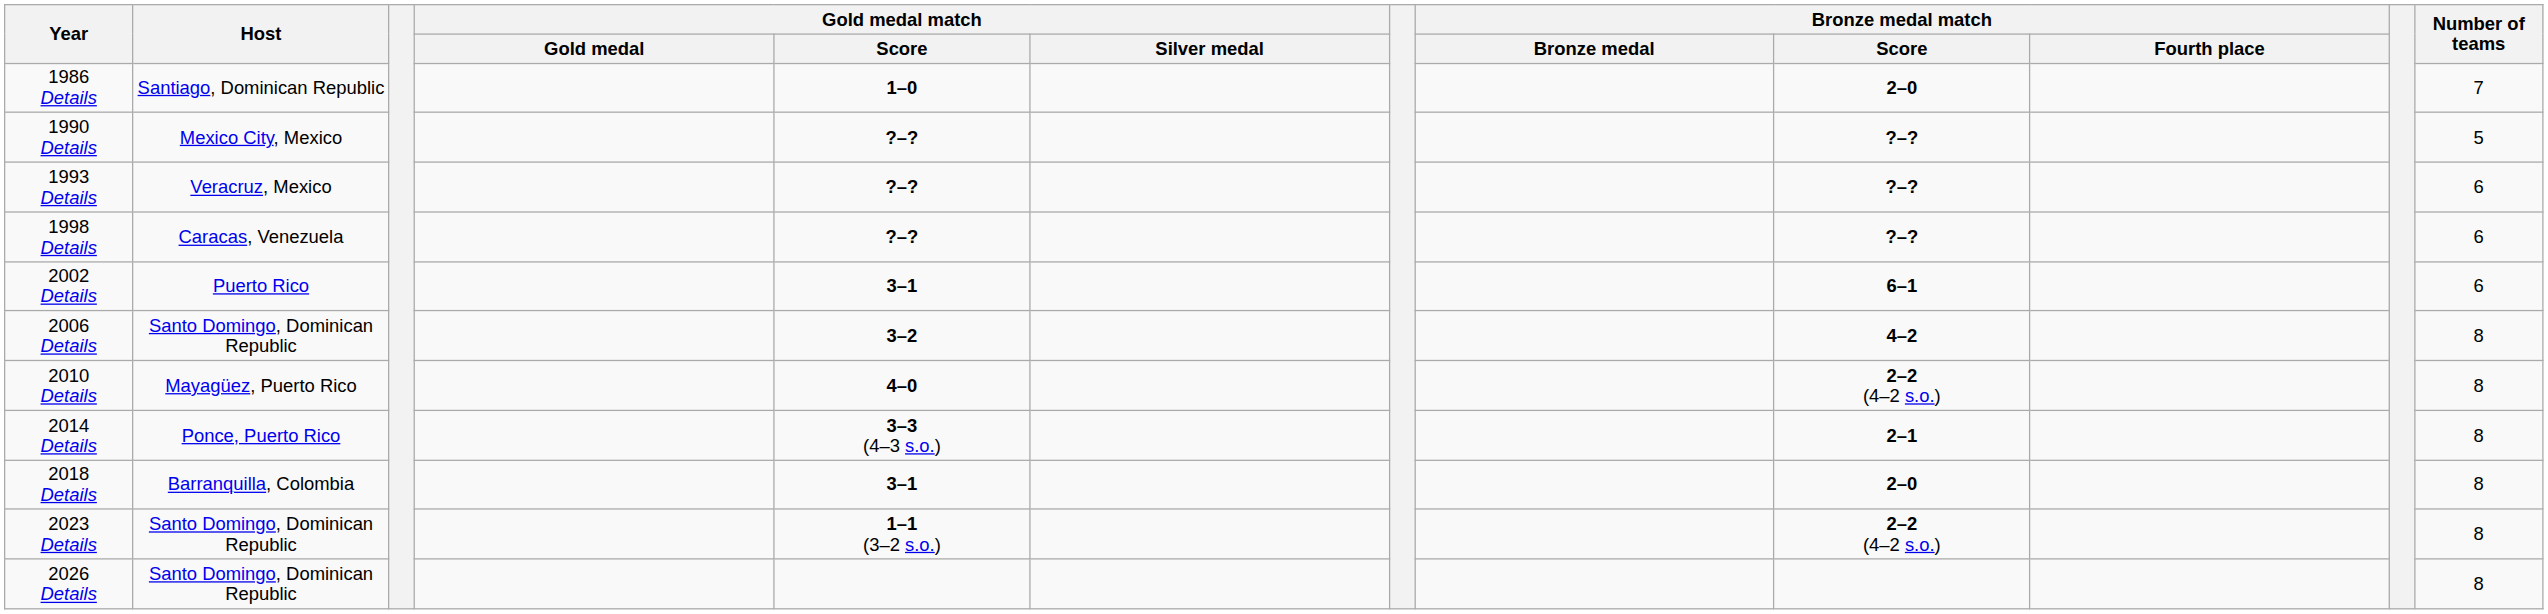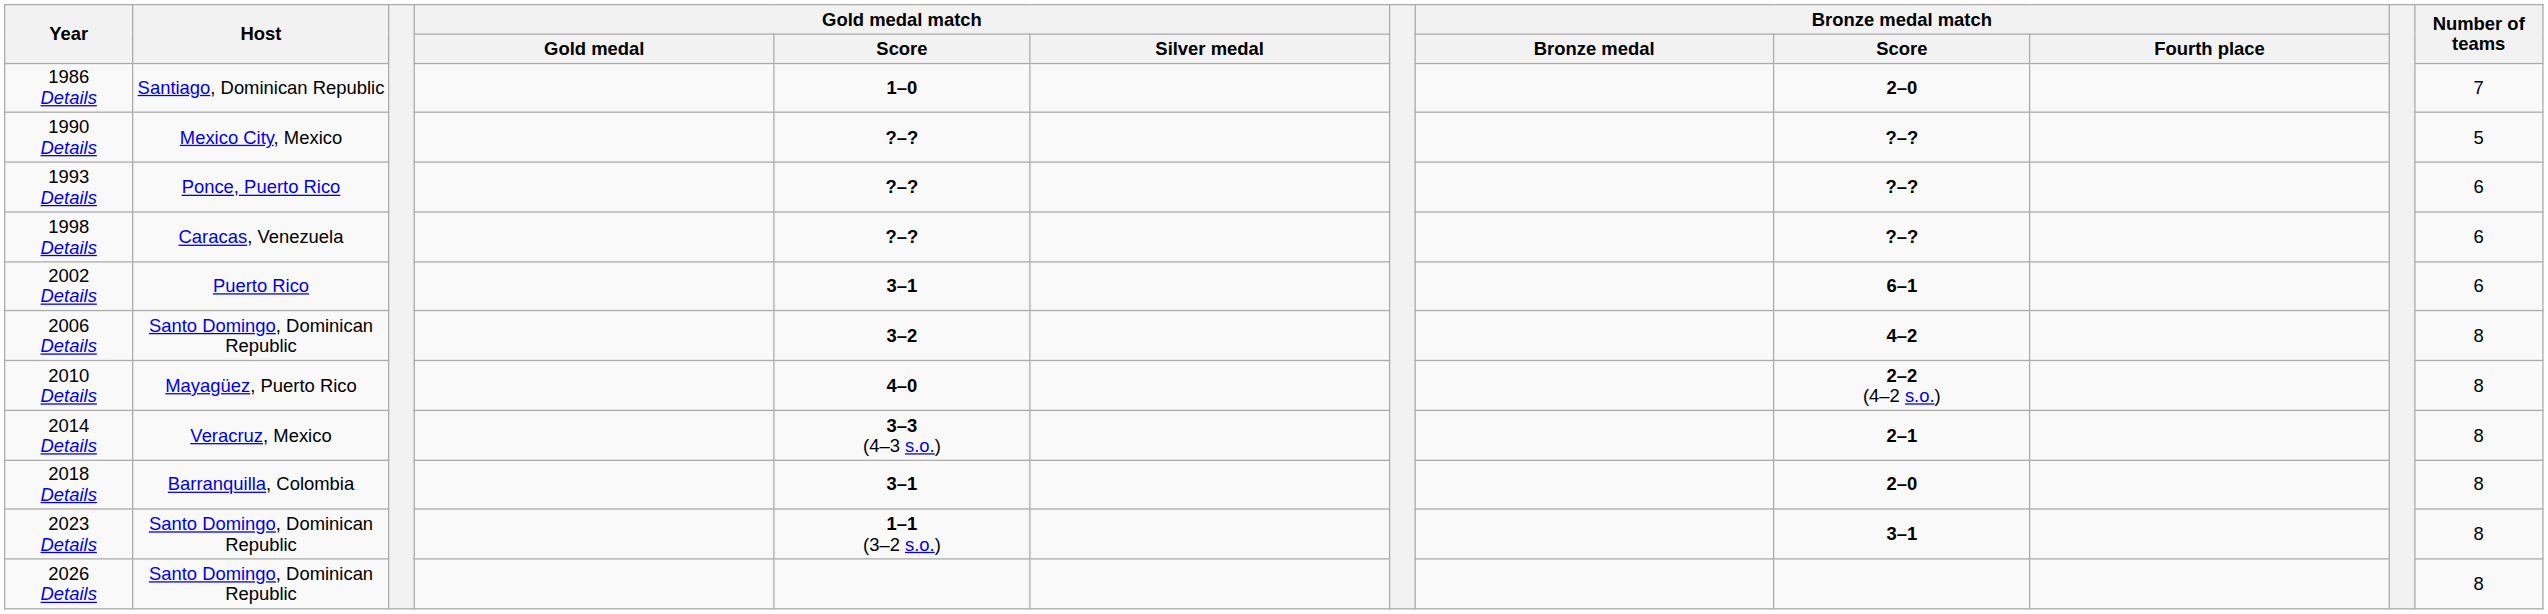(261, 187) Veracruz, Mexico -> (261, 187) Ponce, Puerto Rico
(261, 435) Ponce, Puerto Rico -> (261, 435) Veracruz, Mexico
(1902, 534) 2–2 (4–2 s.o.) -> (1902, 534) 3–1
